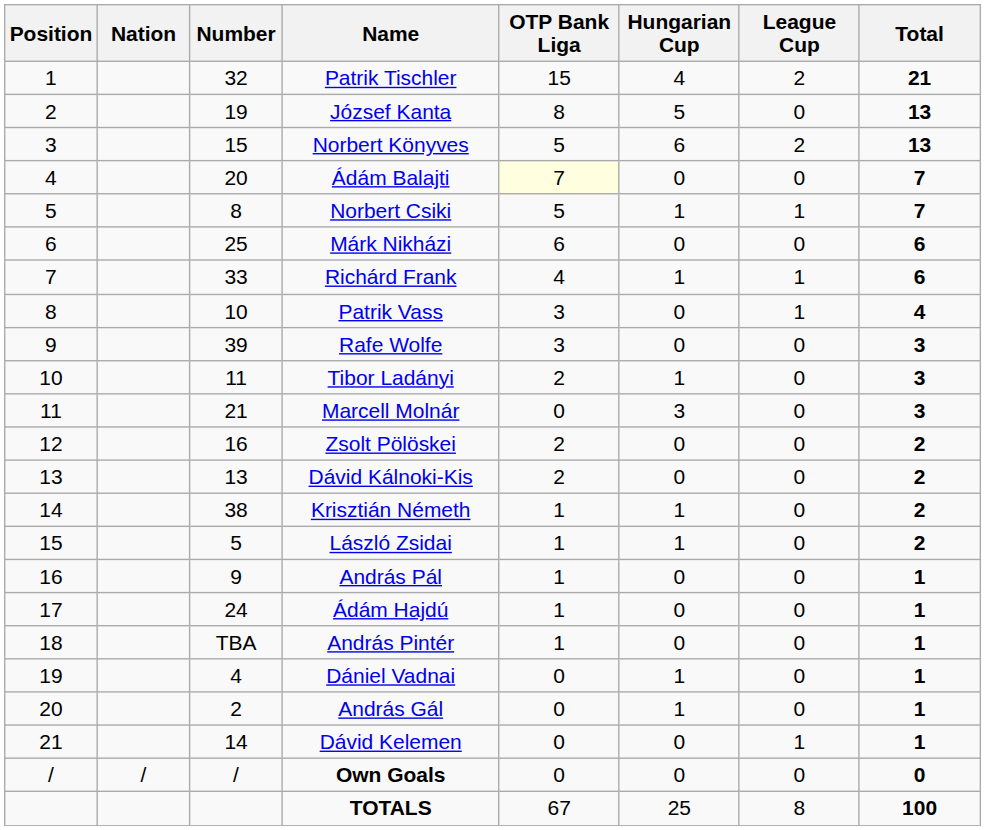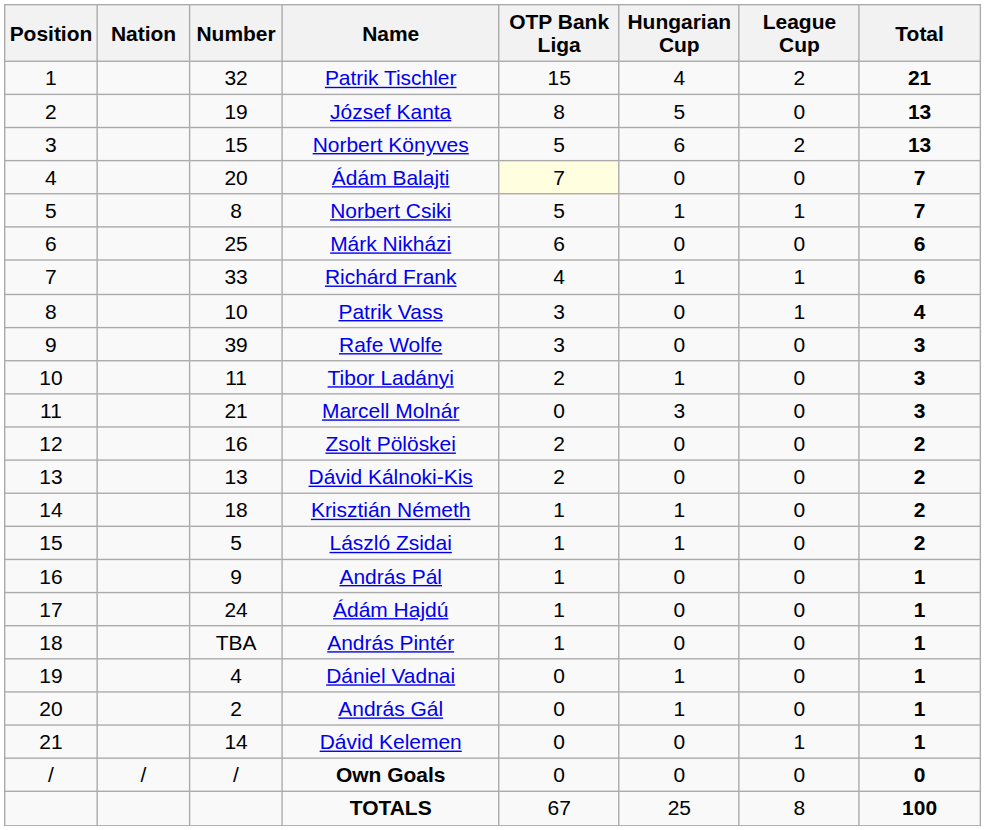(236, 510) 38 -> (236, 510) 18
